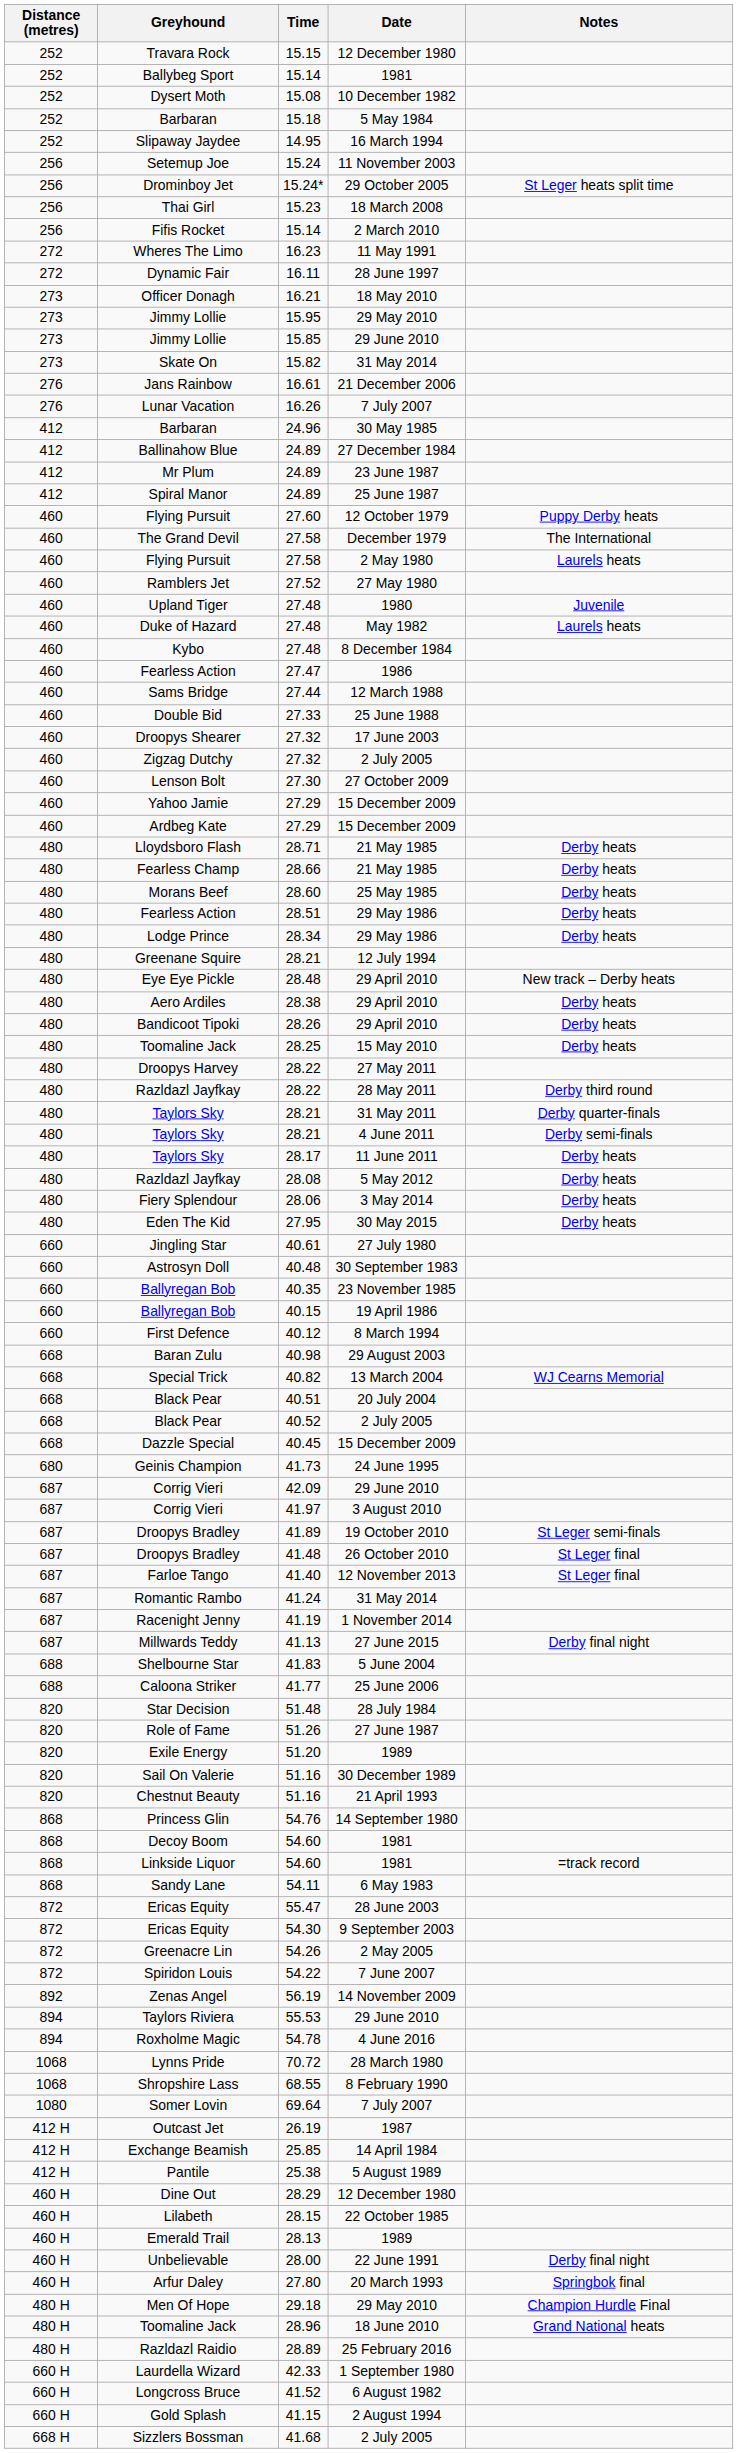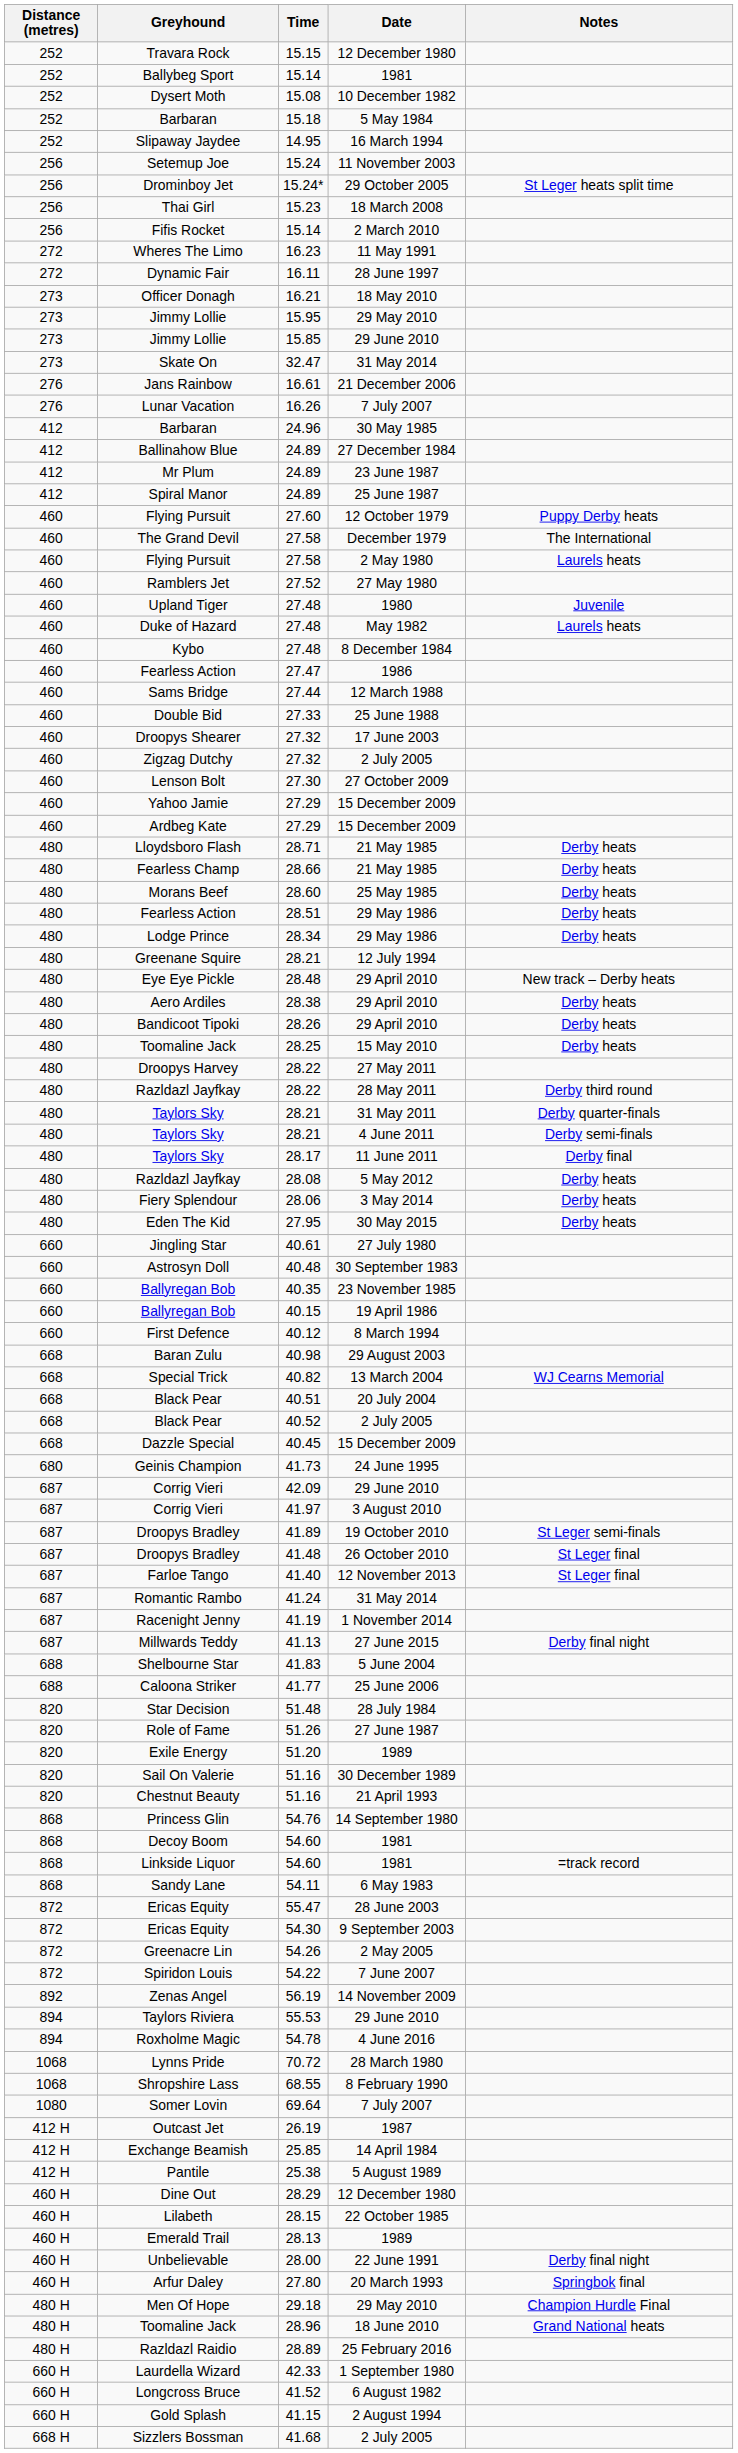(303, 362) 15.82 -> (303, 362) 32.47
(599, 1157) Derby heats -> (599, 1157) Derby final
